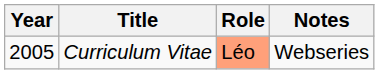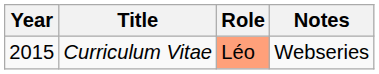(32, 52) 2005 -> (32, 52) 2015
